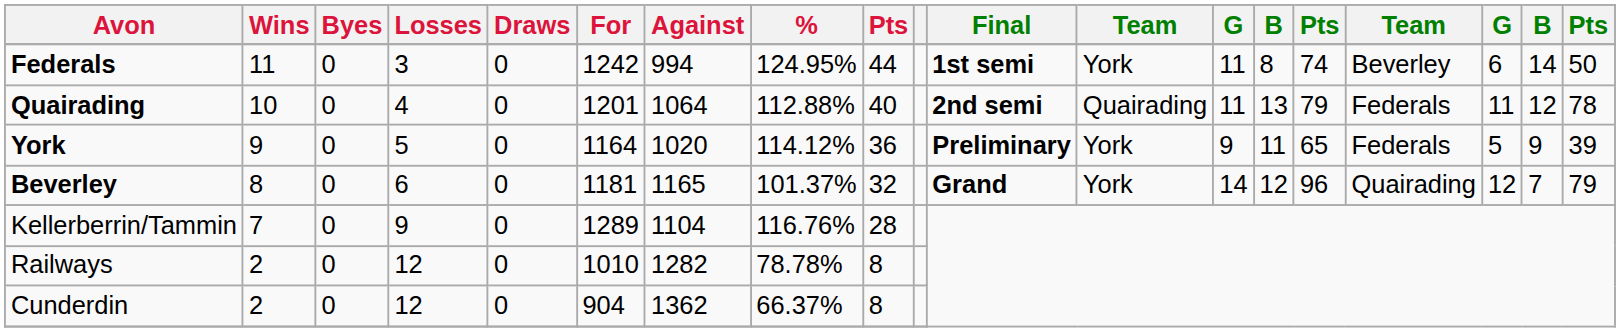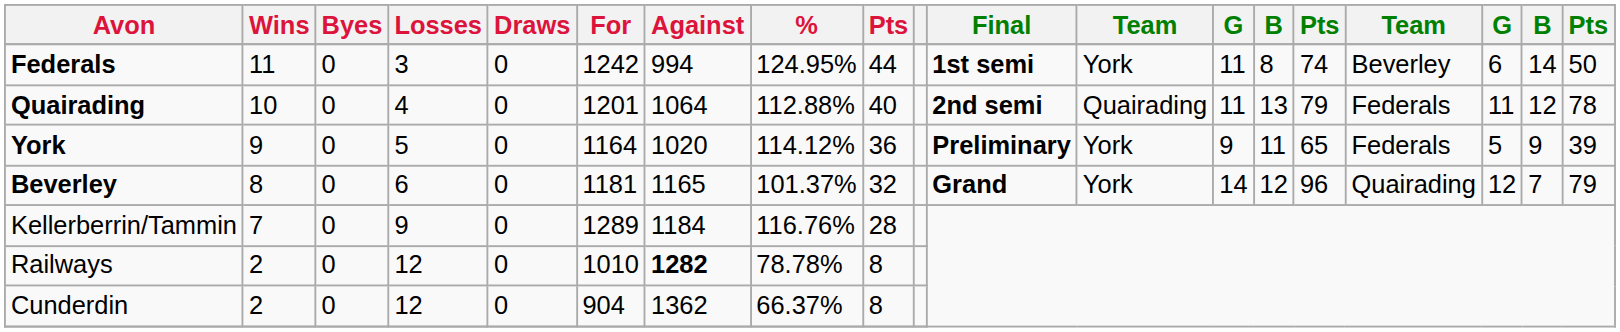(678, 225) 1104 -> (678, 225) 1184
(679, 265) normal -> (679, 265) bold
